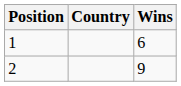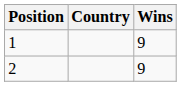(141, 42) 6 -> (141, 42) 9
